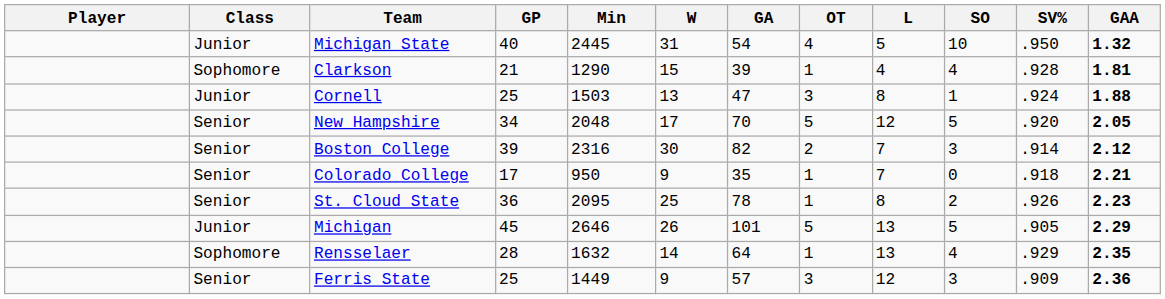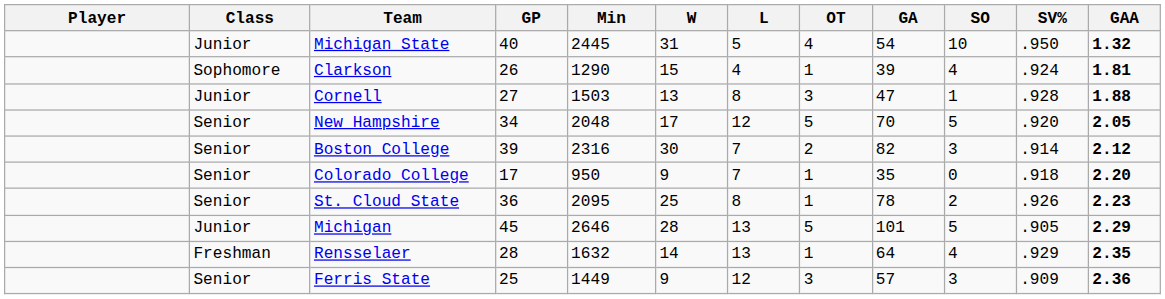columns swapped: (908, 18) <-> (764, 18)
(509, 70) 21 -> (509, 70) 26
(1039, 70) .928 -> (1039, 70) .924
(509, 97) 25 -> (509, 97) 27
(1039, 97) .924 -> (1039, 97) .928
(1112, 175) 2.21 -> (1112, 175) 2.20
(669, 228) 26 -> (669, 228) 28
(237, 254) Sophomore -> (232, 254) Freshman
